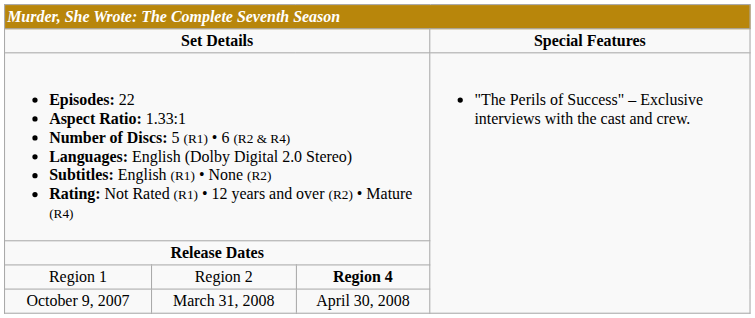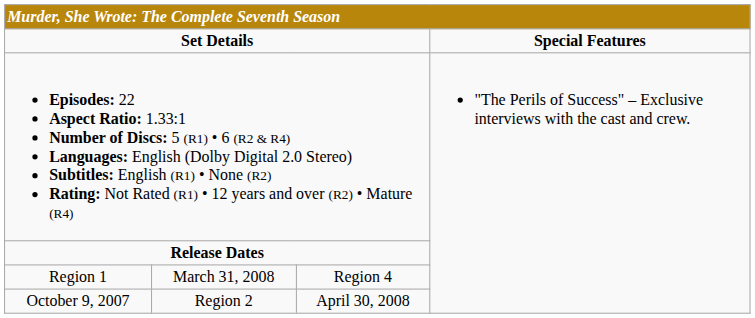(224, 277) Region 2 -> (224, 277) March 31, 2008
(363, 277) bold -> (363, 277) normal
(224, 301) March 31, 2008 -> (224, 301) Region 2
